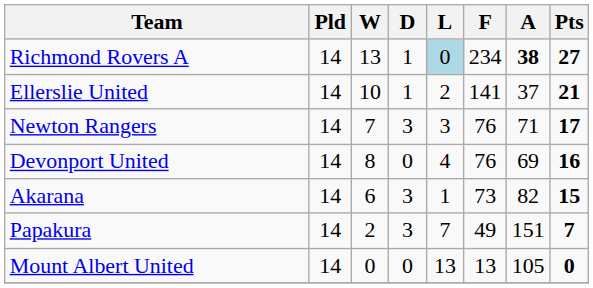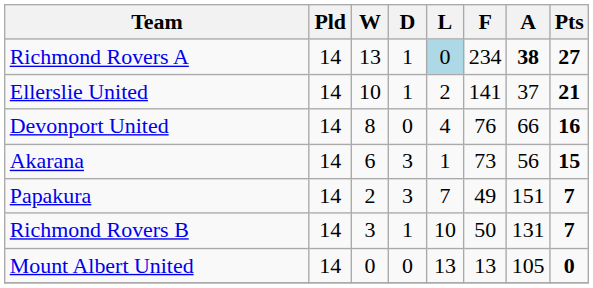- row: (83, 126)
(528, 160) 69 -> (528, 126) 66
(528, 195) 82 -> (528, 160) 56
+ row: (99, 230)
